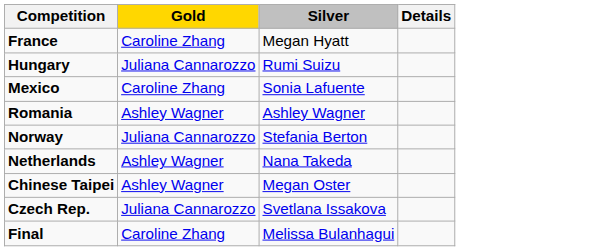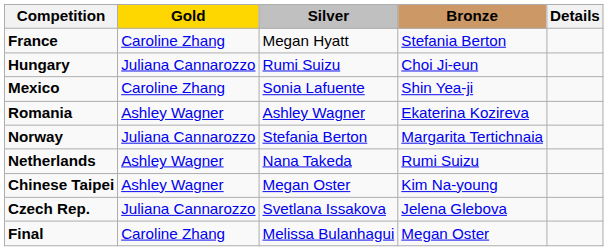+ column: (472, 16)
